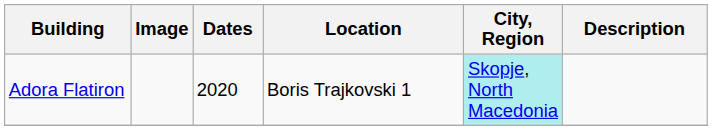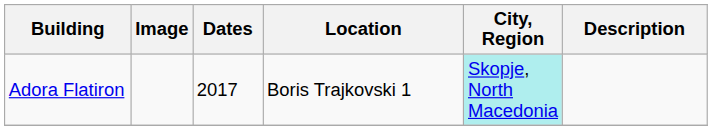(217, 89) 2020 -> (217, 89) 2017
